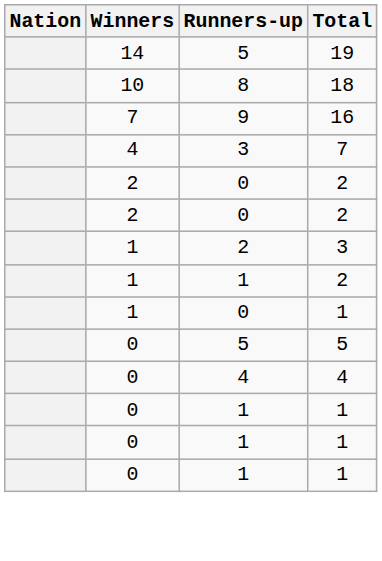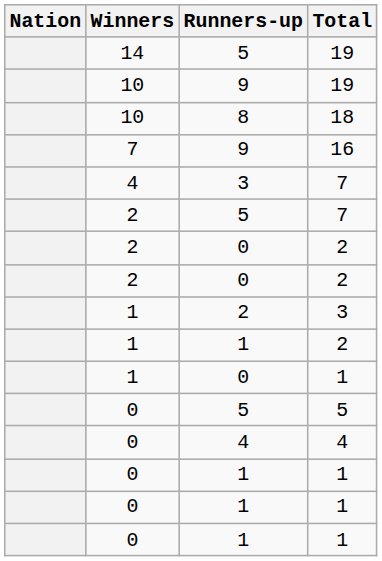+ row: (243, 86)
+ row: (243, 215)
